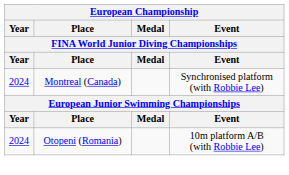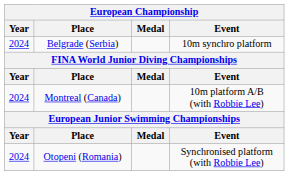+ row: (83, 44)
(227, 82) Synchronised platform (with Robbie Lee) -> (227, 98) 10m platform A/B (with Robbie Lee)
(227, 141) 10m platform A/B (with Robbie Lee) -> (227, 157) Synchronised platform (with Robbie Lee)
